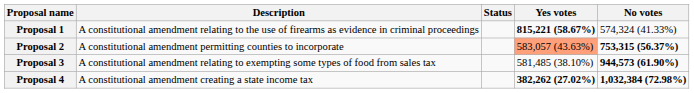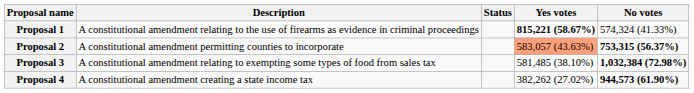(639, 63) 944,573 (61.90%) -> (643, 63) 1,032,384 (72.98%)
(556, 79) bold -> (555, 79) normal
(643, 79) 1,032,384 (72.98%) -> (639, 79) 944,573 (61.90%)
